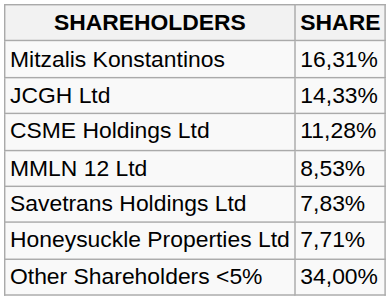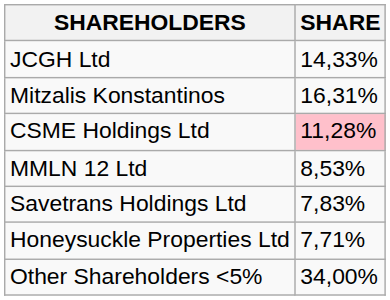rows swapped: (117, 58) <-> (60, 95)
(338, 131) no background -> (338, 131) pink background
